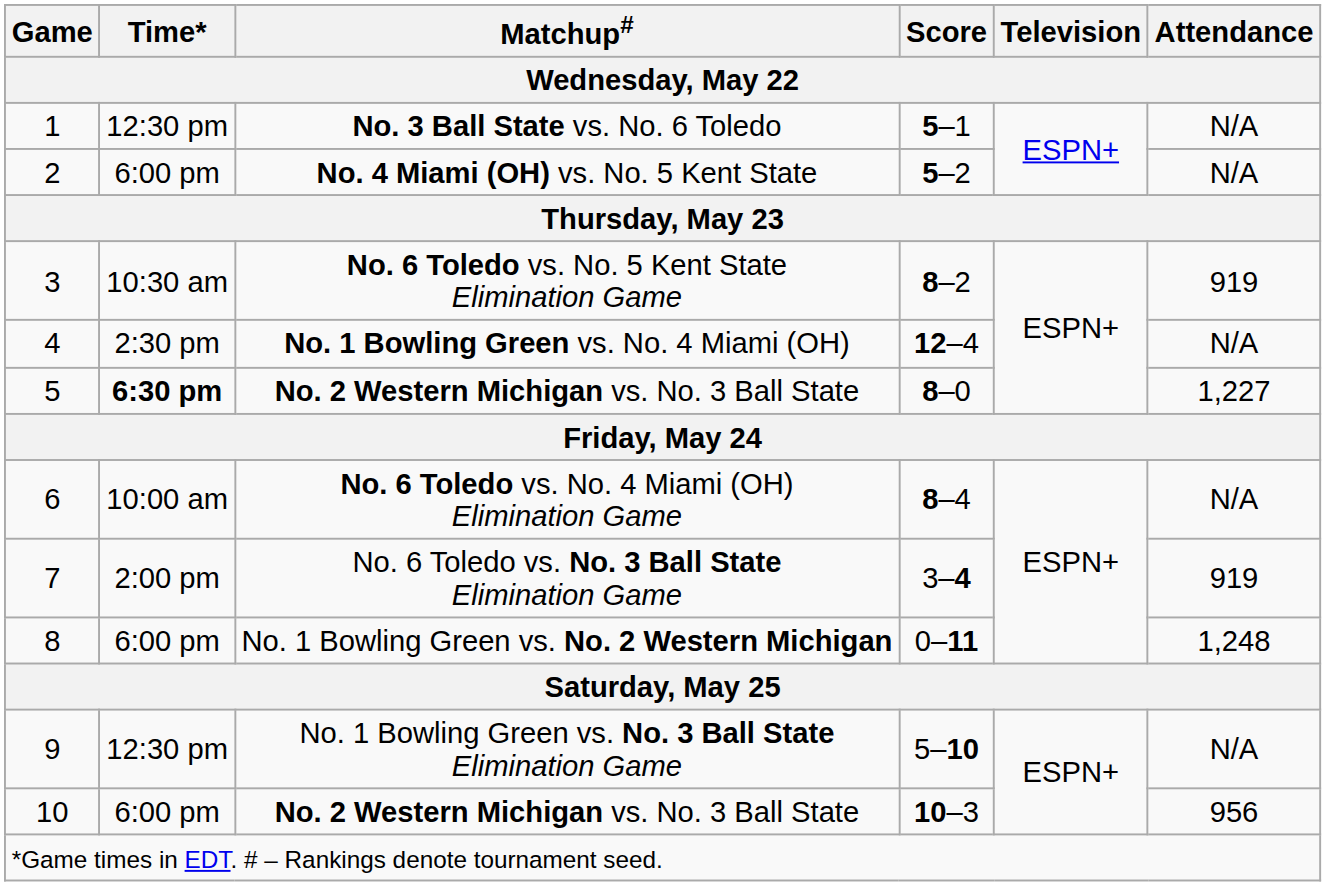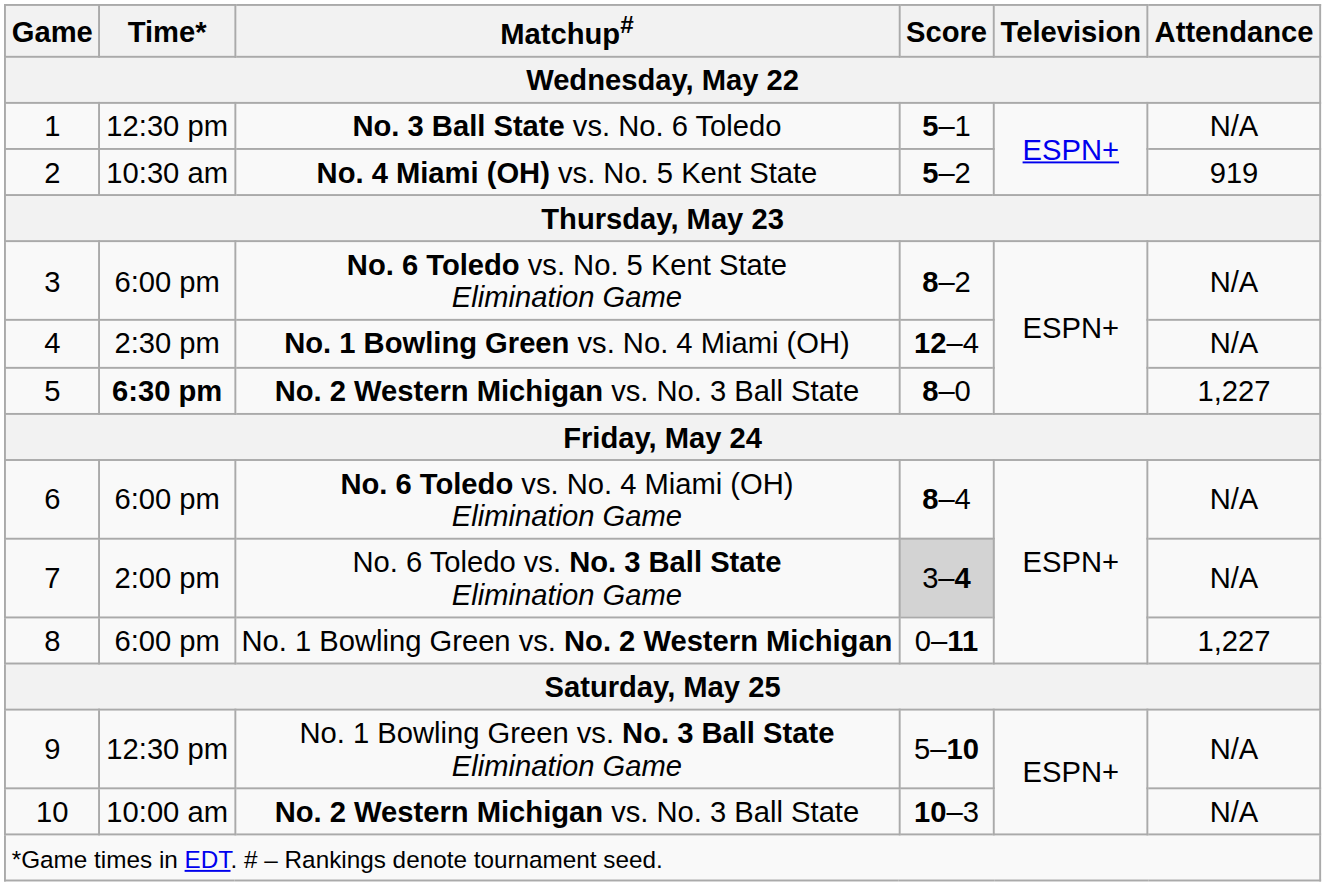(167, 173) 6:00 pm -> (167, 173) 10:30 am
(1234, 173) N/A -> (1234, 173) 919
(167, 281) 10:30 am -> (167, 281) 6:00 pm
(1234, 281) 919 -> (1234, 281) N/A
(167, 499) 10:00 am -> (167, 499) 6:00 pm
(946, 578) no background -> (946, 578) lightgrey background
(1234, 578) 919 -> (1234, 578) N/A
(1234, 640) 1,248 -> (1234, 640) 1,227
(167, 811) 6:00 pm -> (167, 811) 10:00 am
(1234, 811) 956 -> (1234, 811) N/A
